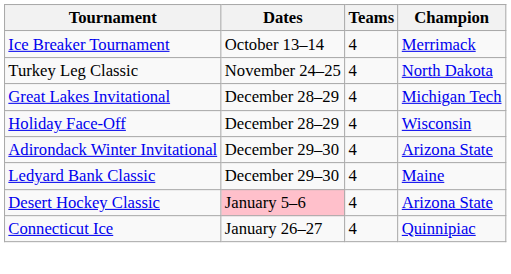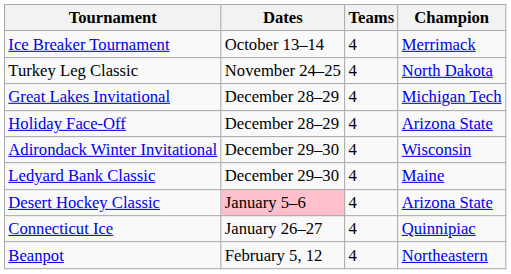(437, 123) Wisconsin -> (447, 123) Arizona State
(447, 149) Arizona State -> (437, 149) Wisconsin
+ row: (36, 255)
